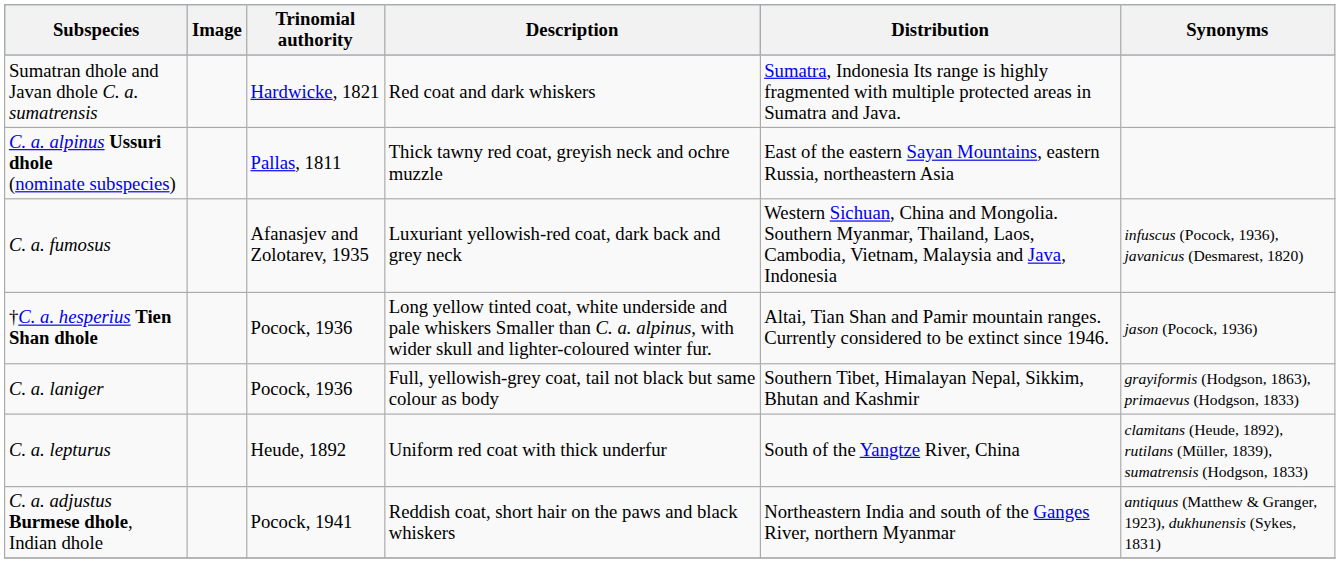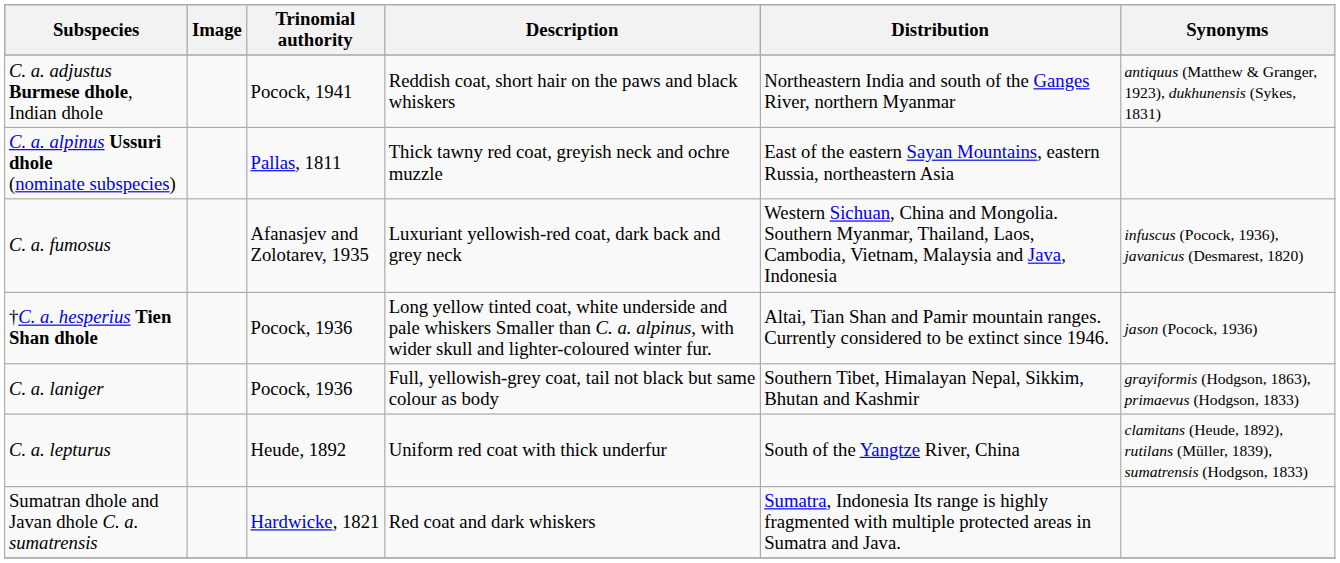rows swapped: (71, 522) <-> (84, 91)
